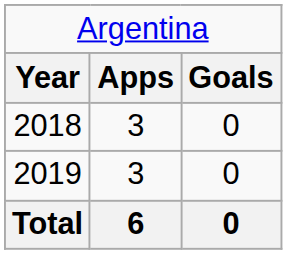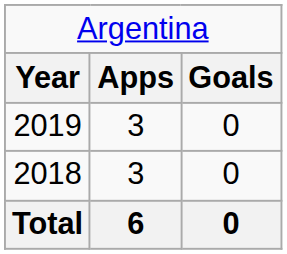rows swapped: (48, 126) <-> (48, 175)
